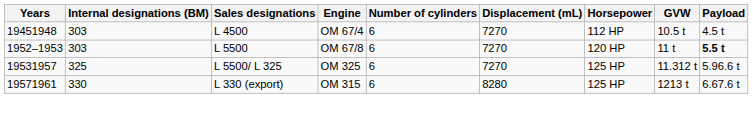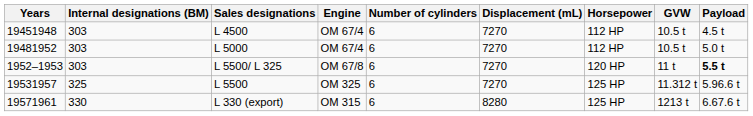+ row: (32, 48)
(231, 48) L 5500 -> (248, 66) L 5500/ L 325
(248, 66) L 5500/ L 325 -> (231, 84) L 5500
